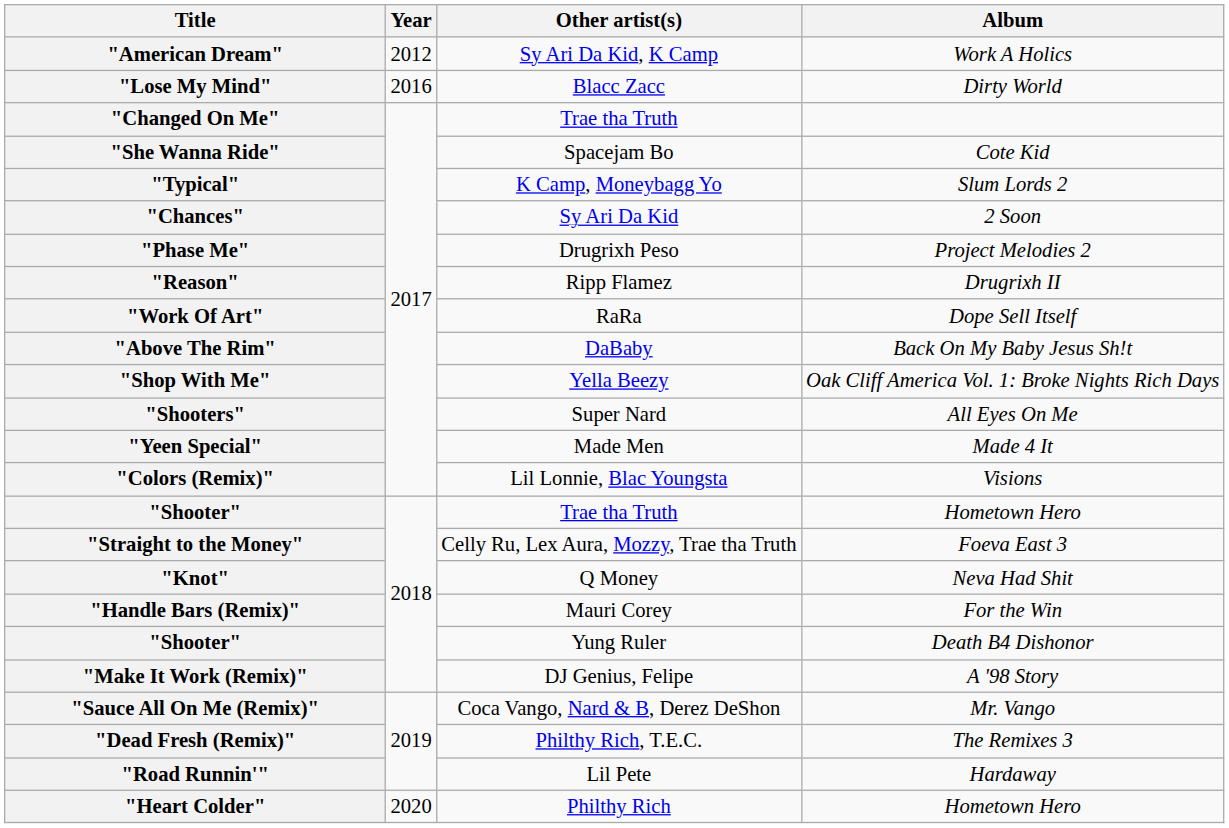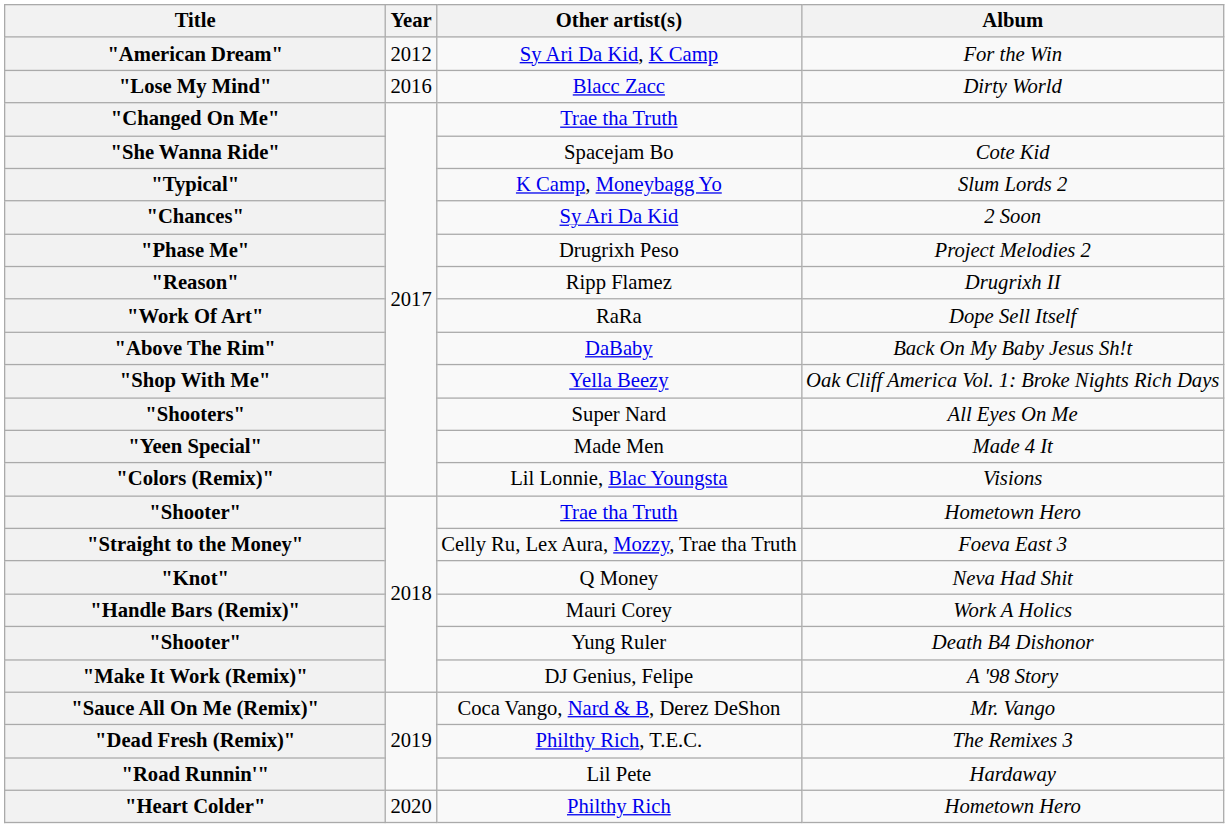(1013, 53) Work A Holics -> (1013, 53) For the Win
(1013, 610) For the Win -> (1013, 610) Work A Holics
